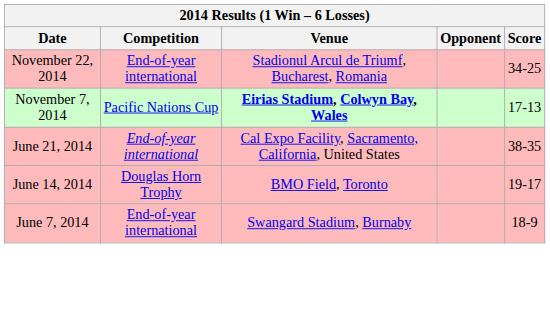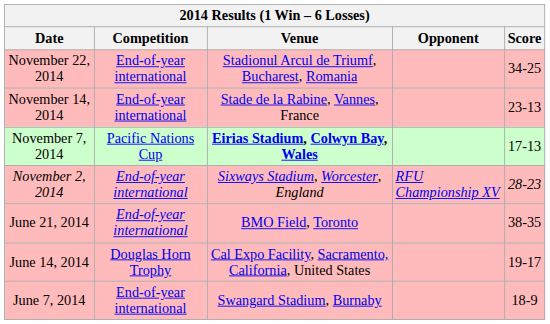+ row: (49, 107)
+ row: (49, 184)
(329, 146) Cal Expo Facility, Sacramento, California, United States -> (300, 223) BMO Field, Toronto
(329, 184) BMO Field, Toronto -> (300, 261) Cal Expo Facility, Sacramento, California, United States
